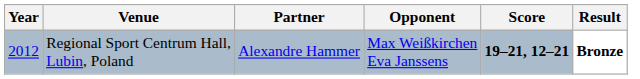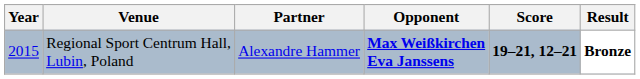(24, 52) 2012 -> (24, 52) 2015
(422, 52) normal -> (426, 52) bold
